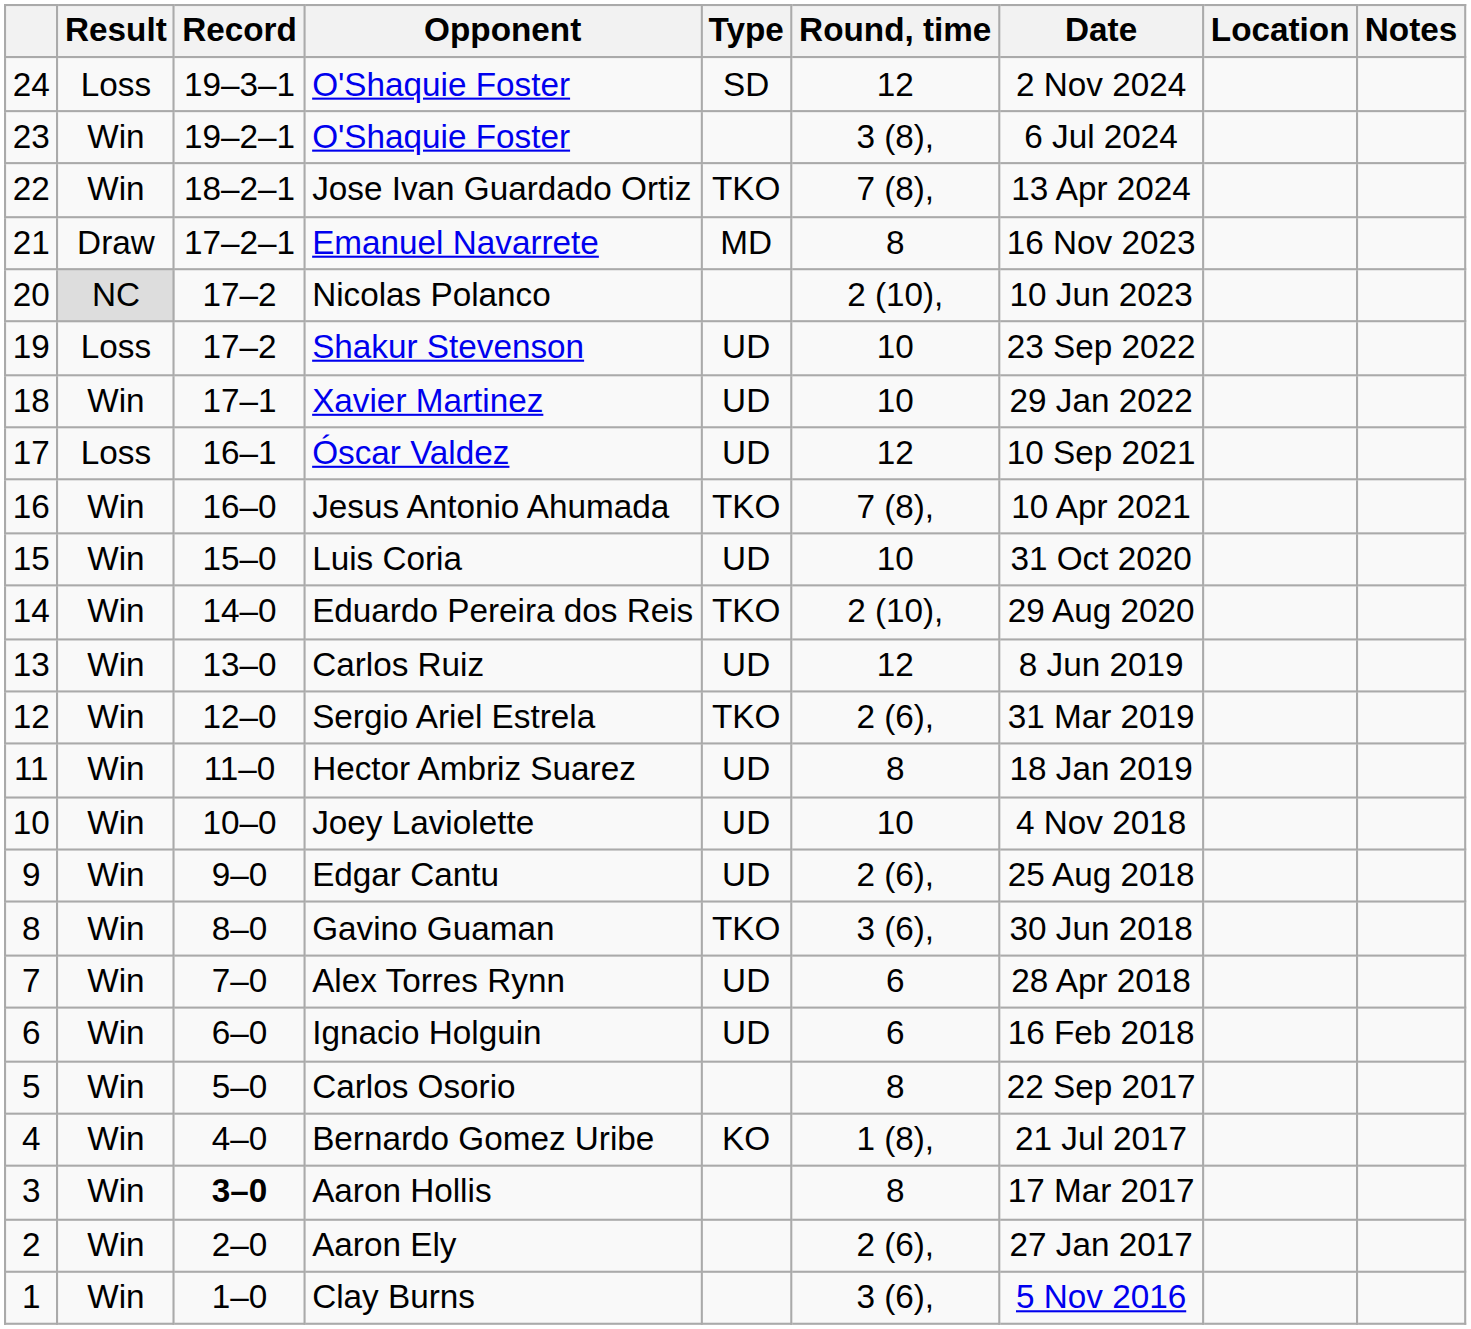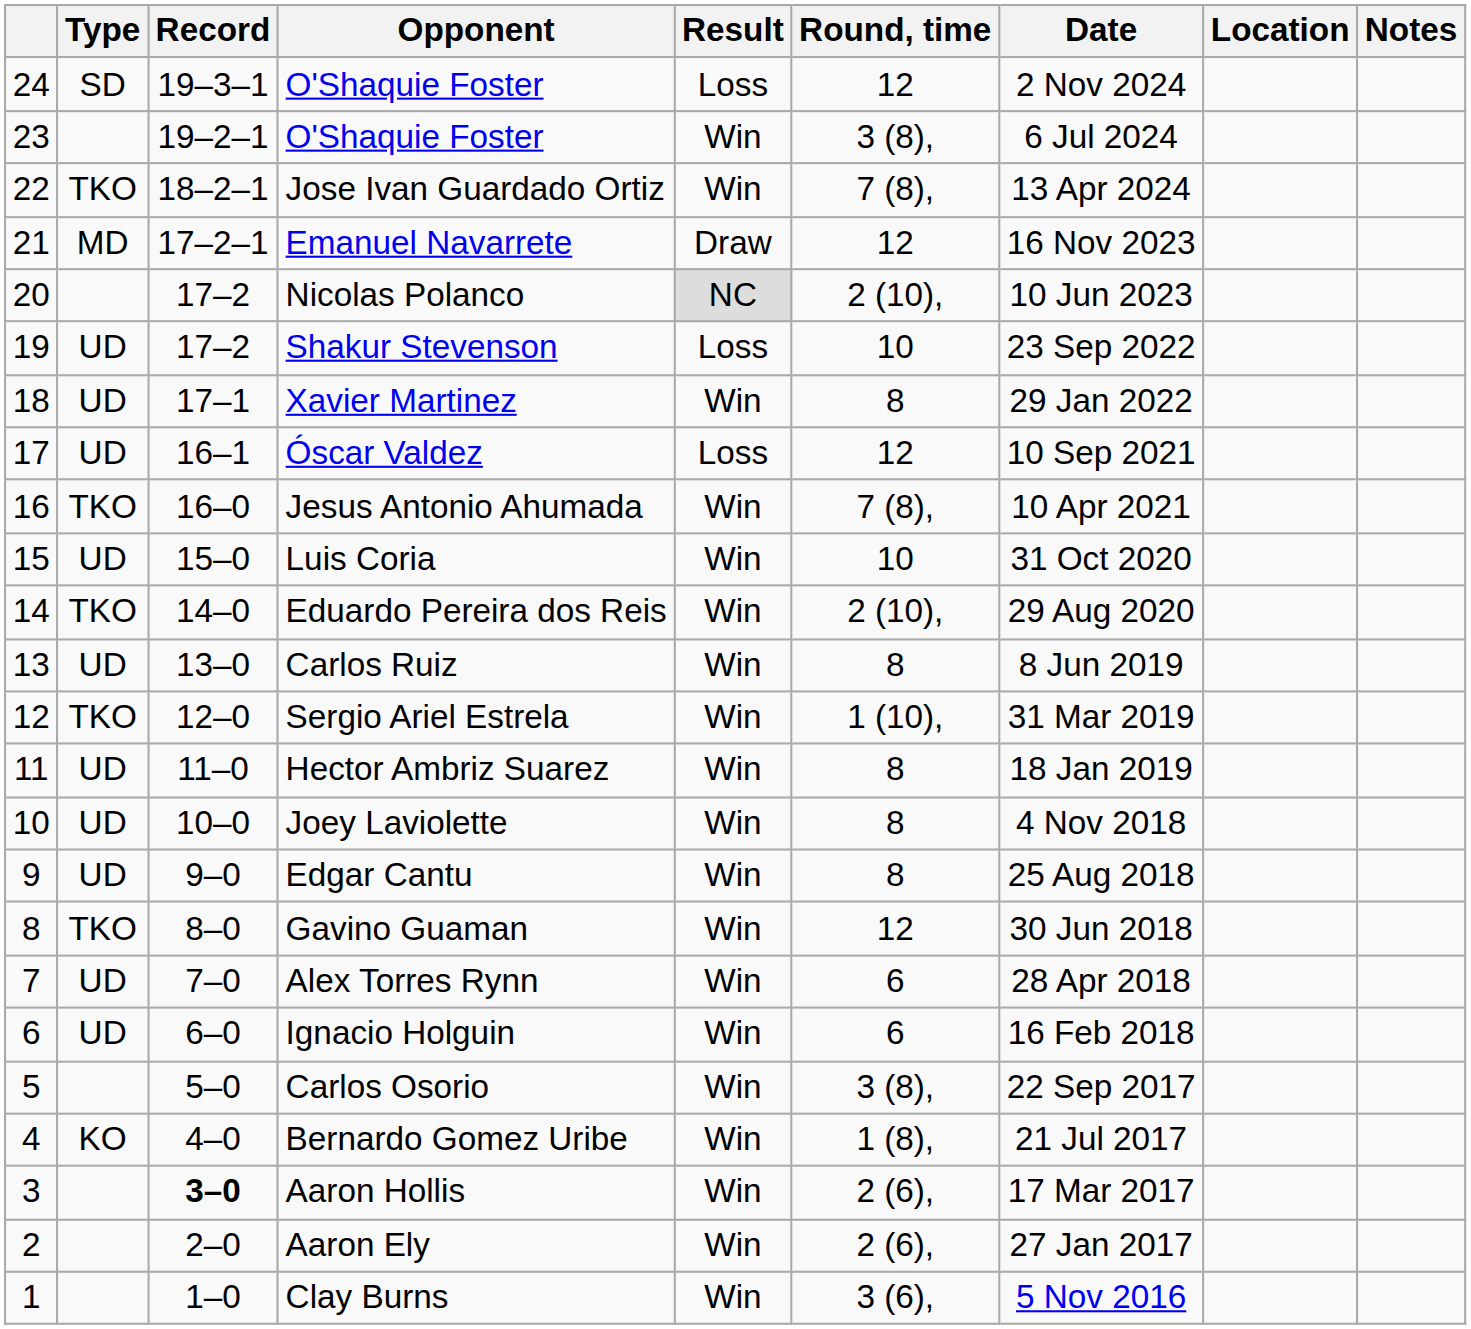columns swapped: (116, 30) <-> (746, 30)
(895, 242) 8 -> (895, 242) 12
(895, 400) 10 -> (895, 400) 8
(895, 664) 12 -> (895, 664) 8
(895, 717) 2 (6), -> (895, 717) 1 (10),
(895, 822) 10 -> (895, 822) 8
(895, 875) 2 (6), -> (895, 875) 8
(895, 928) 3 (6), -> (895, 928) 12
(895, 1086) 8 -> (895, 1086) 3 (8),
(895, 1192) 8 -> (895, 1192) 2 (6),
